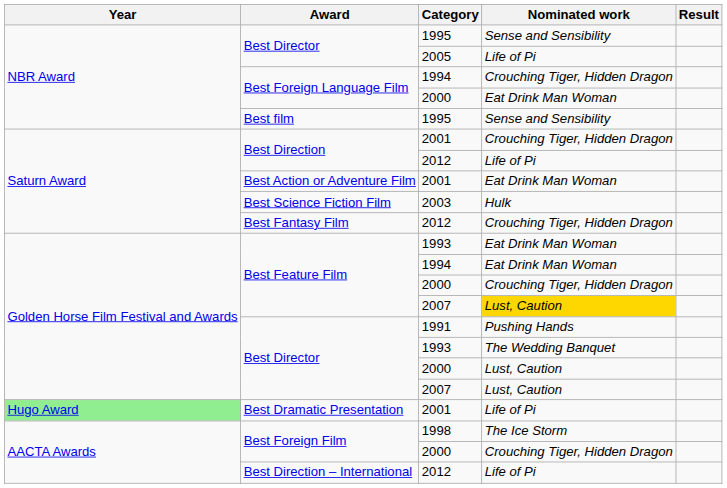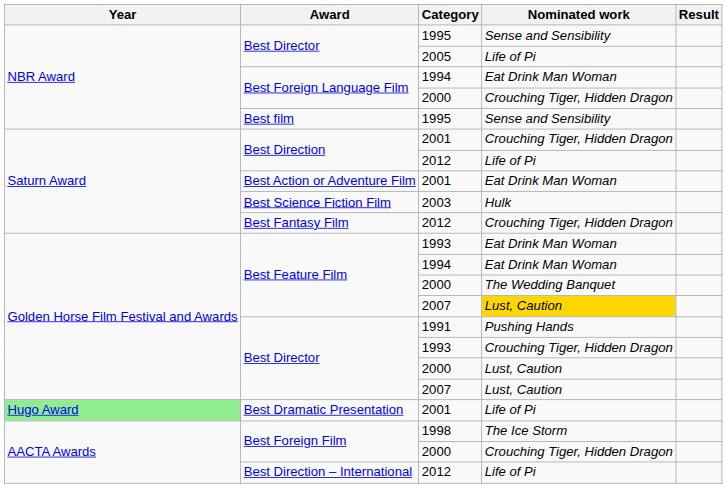(579, 77) Crouching Tiger, Hidden Dragon -> (551, 77) Eat Drink Man Woman
(551, 98) Eat Drink Man Woman -> (579, 98) Crouching Tiger, Hidden Dragon
(579, 285) Crouching Tiger, Hidden Dragon -> (550, 285) The Wedding Banquet
(550, 347) The Wedding Banquet -> (579, 347) Crouching Tiger, Hidden Dragon
